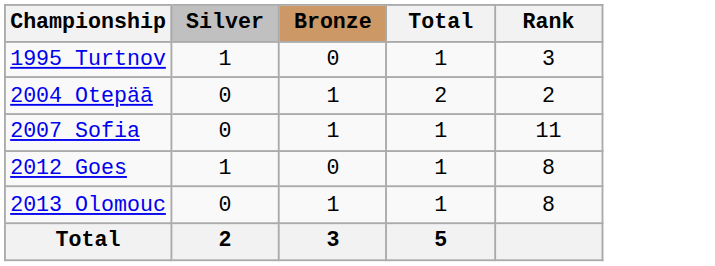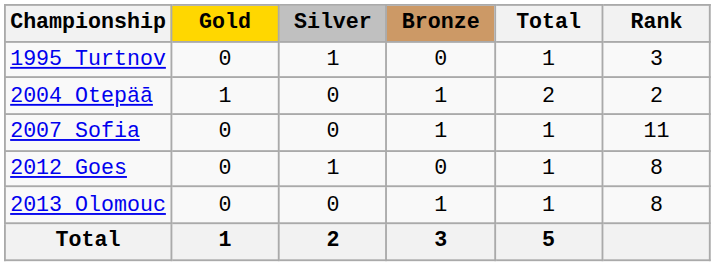+ column: (225, 23)
